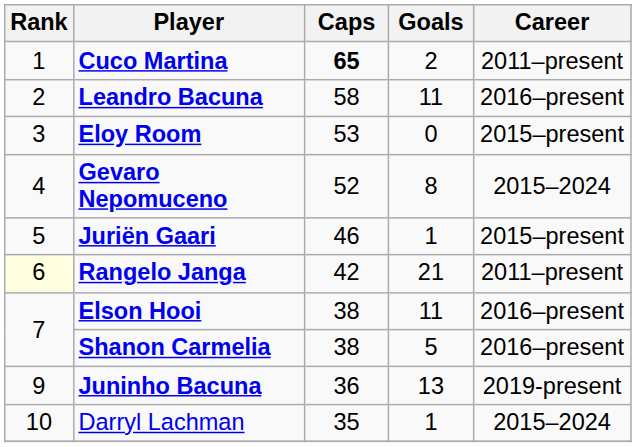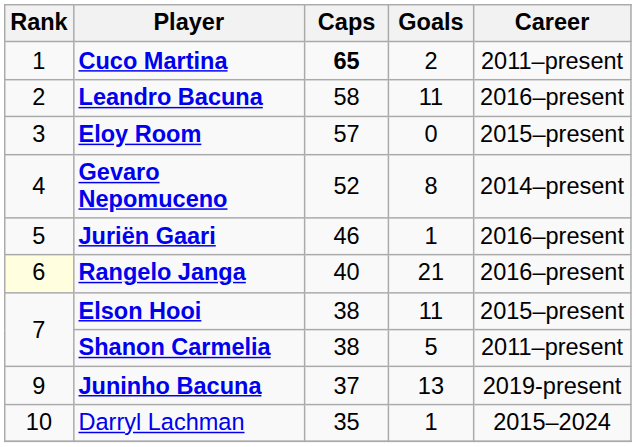(347, 135) 53 -> (347, 135) 57
(552, 185) 2015–2024 -> (552, 185) 2014–present
(552, 236) 2015–present -> (552, 236) 2016–present
(347, 273) 42 -> (347, 273) 40
(552, 273) 2011–present -> (552, 273) 2016–present
(552, 310) 2016–present -> (552, 310) 2015–present
(552, 348) 2016–present -> (552, 348) 2011–present
(347, 385) 36 -> (347, 385) 37
